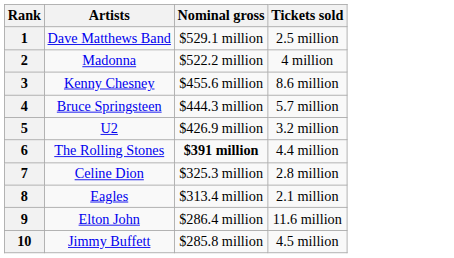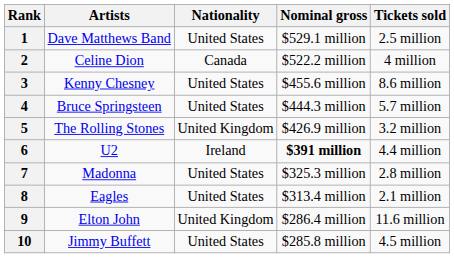+ column: (226, 15)
(109, 60) Madonna -> (109, 60) Celine Dion
(109, 128) U2 -> (109, 128) The Rolling Stones
(109, 151) The Rolling Stones -> (109, 151) U2
(109, 173) Celine Dion -> (109, 173) Madonna
